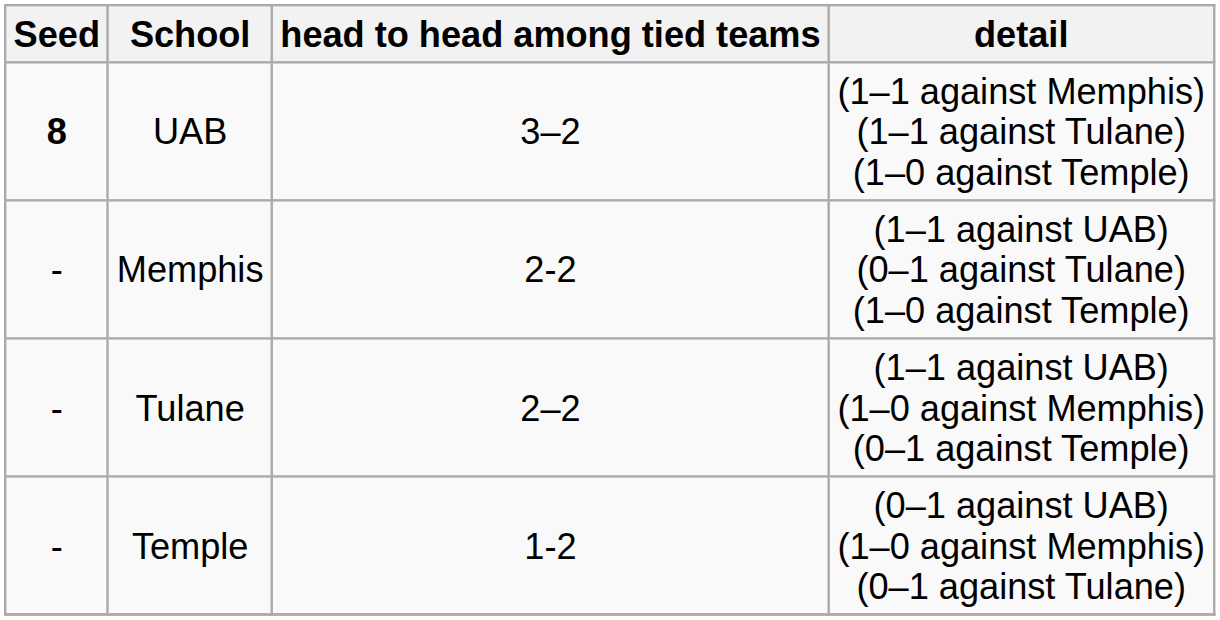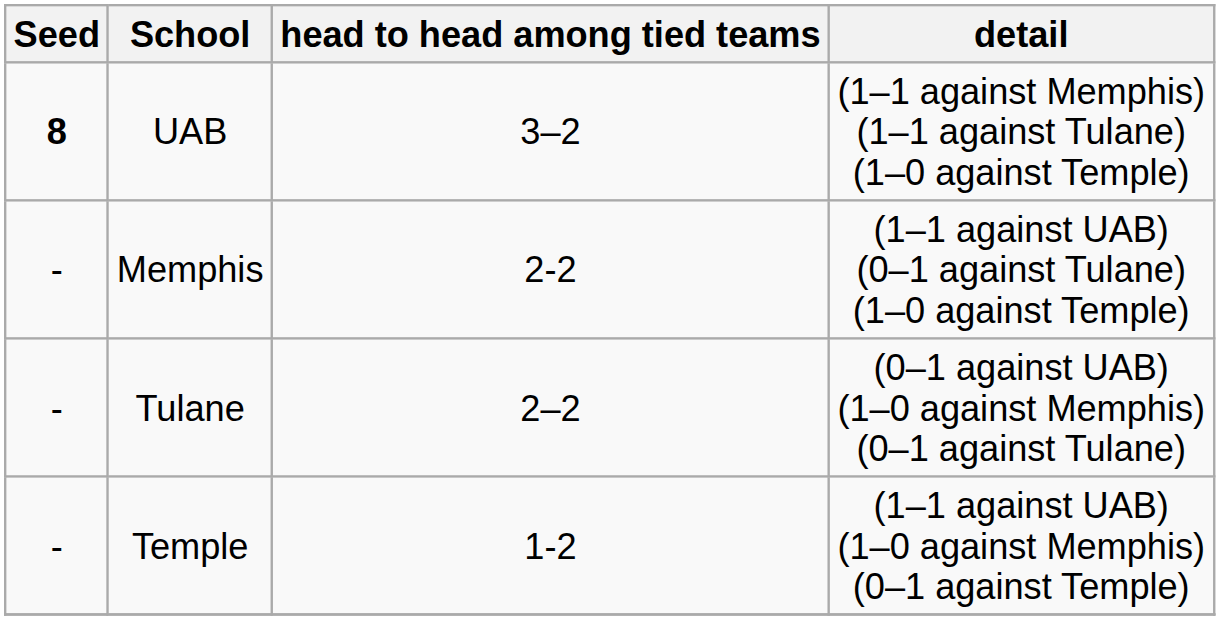(1021, 408) (1–1 against UAB) (1–0 against Memphis) (0–1 against Temple) -> (1021, 408) (0–1 against UAB) (1–0 against Memphis) (0–1 against Tulane)
(1021, 546) (0–1 against UAB) (1–0 against Memphis) (0–1 against Tulane) -> (1021, 546) (1–1 against UAB) (1–0 against Memphis) (0–1 against Temple)
